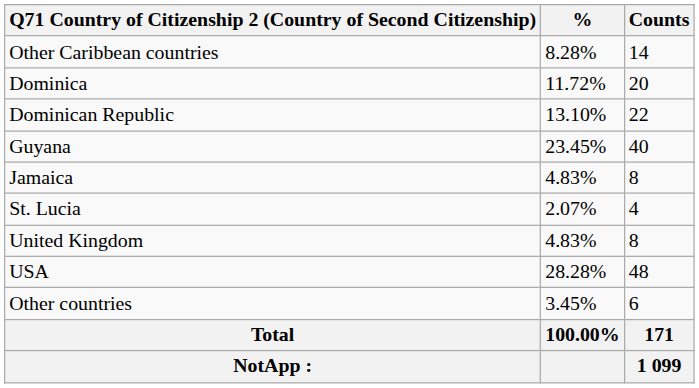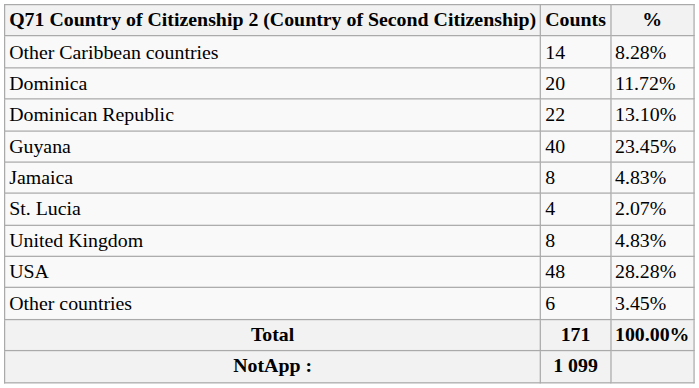columns swapped: (659, 20) <-> (582, 20)
